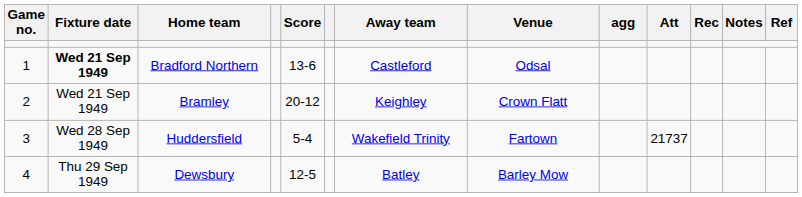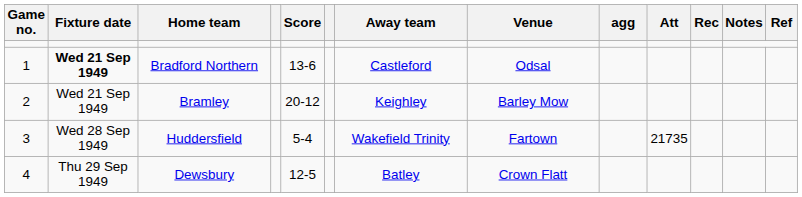(533, 101) Crown Flatt -> (533, 101) Barley Mow
(669, 138) 21737 -> (669, 138) 21735
(533, 174) Barley Mow -> (533, 174) Crown Flatt
